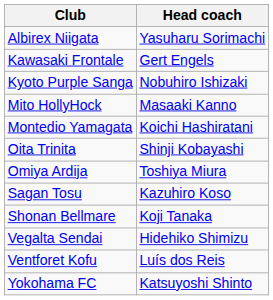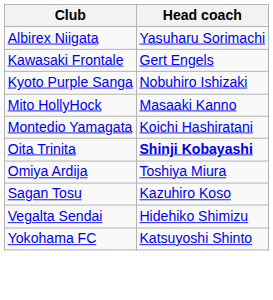(191, 149) normal -> (196, 149) bold
- row: (62, 216)
- row: (52, 261)
